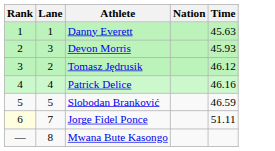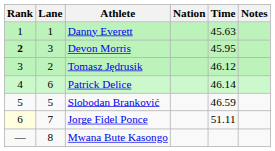+ column: (254, 13)
(20, 48) normal -> (20, 48) bold
(223, 48) 45.93 -> (223, 48) 45.95
(50, 84) 4 -> (50, 84) 6
(223, 84) 46.16 -> (223, 84) 46.14
